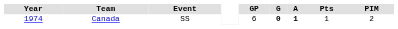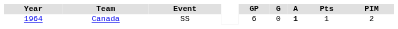(33, 19) 1974 -> (33, 19) 1964
(278, 19) bold -> (278, 19) normal
